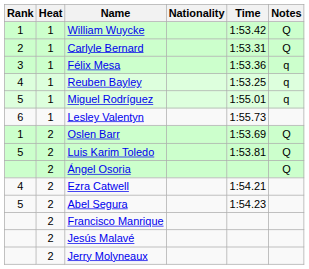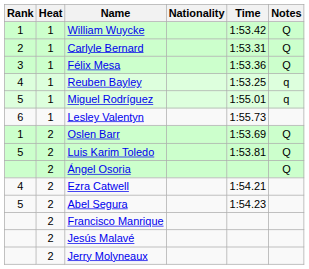(286, 65) q -> (286, 65) Q
